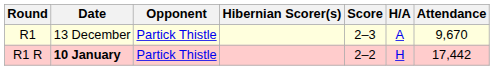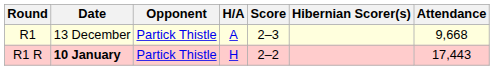columns swapped: (400, 14) <-> (282, 14)
(452, 34) 9,670 -> (452, 34) 9,668
(452, 55) 17,442 -> (452, 55) 17,443
